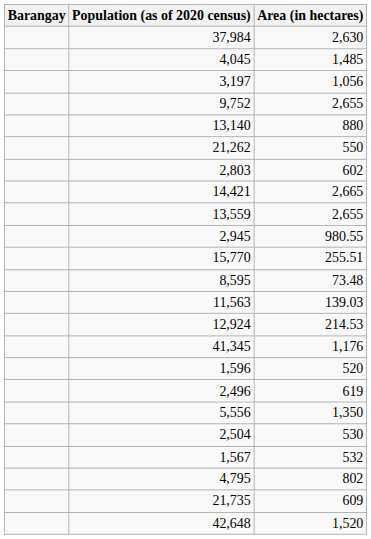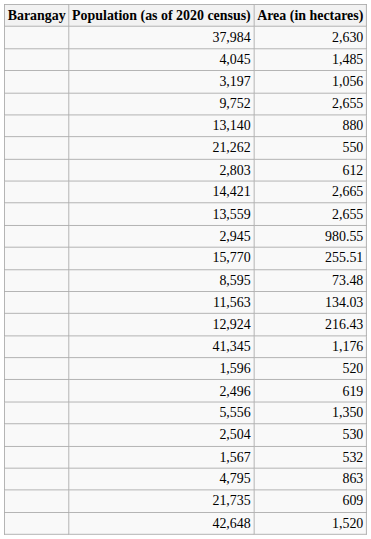(353, 170) 602 -> (353, 170) 612
(344, 302) 139.03 -> (344, 302) 134.03
(344, 324) 214.53 -> (344, 324) 216.43
(353, 479) 802 -> (353, 479) 863
